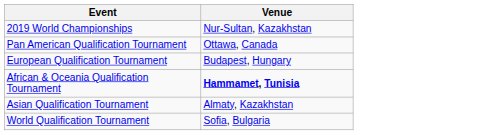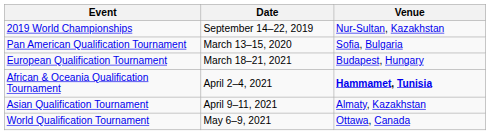+ column: (267, 12)
(240, 45) Ottawa, Canada -> (369, 45) Sofia, Bulgaria
(237, 121) Sofia, Bulgaria -> (373, 121) Ottawa, Canada
